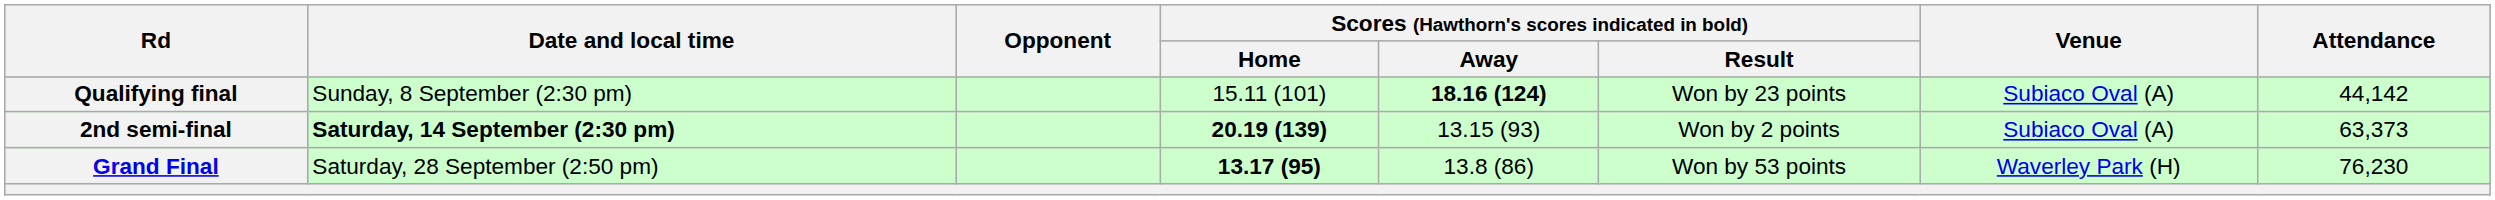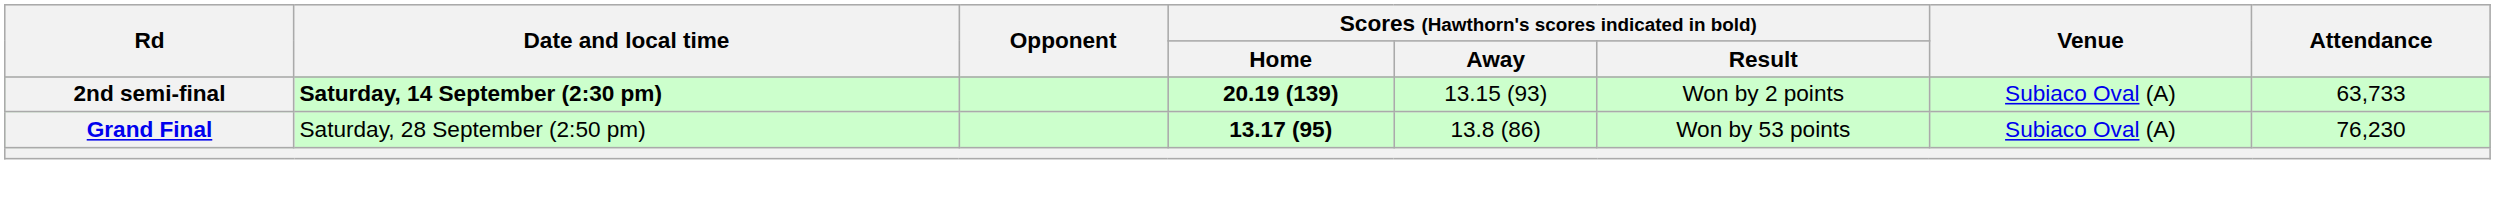- row: (156, 94)
(2374, 130) 63,373 -> (2371, 94) 63,733
(2089, 166) Waverley Park (H) -> (2090, 130) Subiaco Oval (A)
